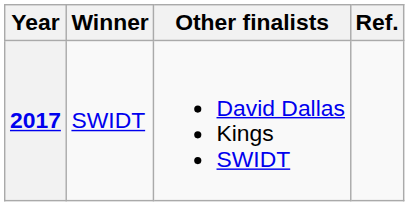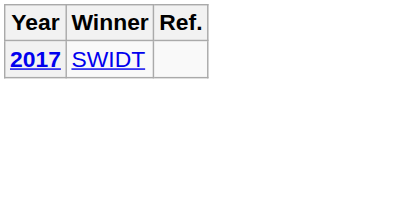- column: (252, 22)
